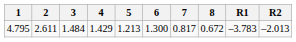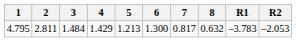(46, 28) 2.611 -> (46, 28) 2.811
(212, 28) 0.672 -> (212, 28) 0.632
(275, 28) –2.013 -> (275, 28) –2.053
